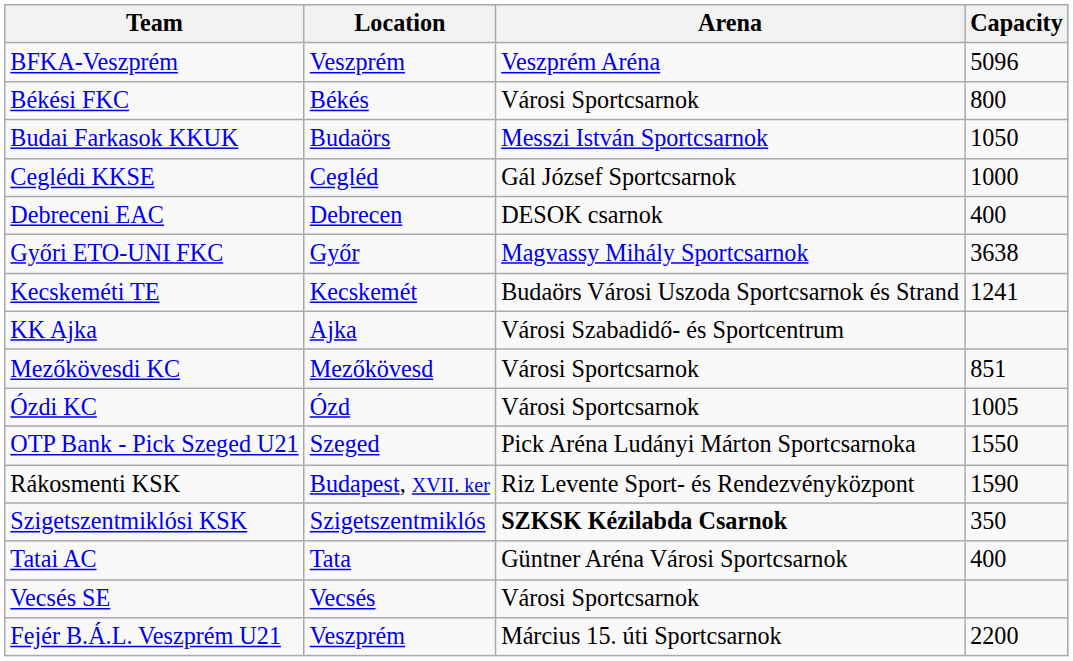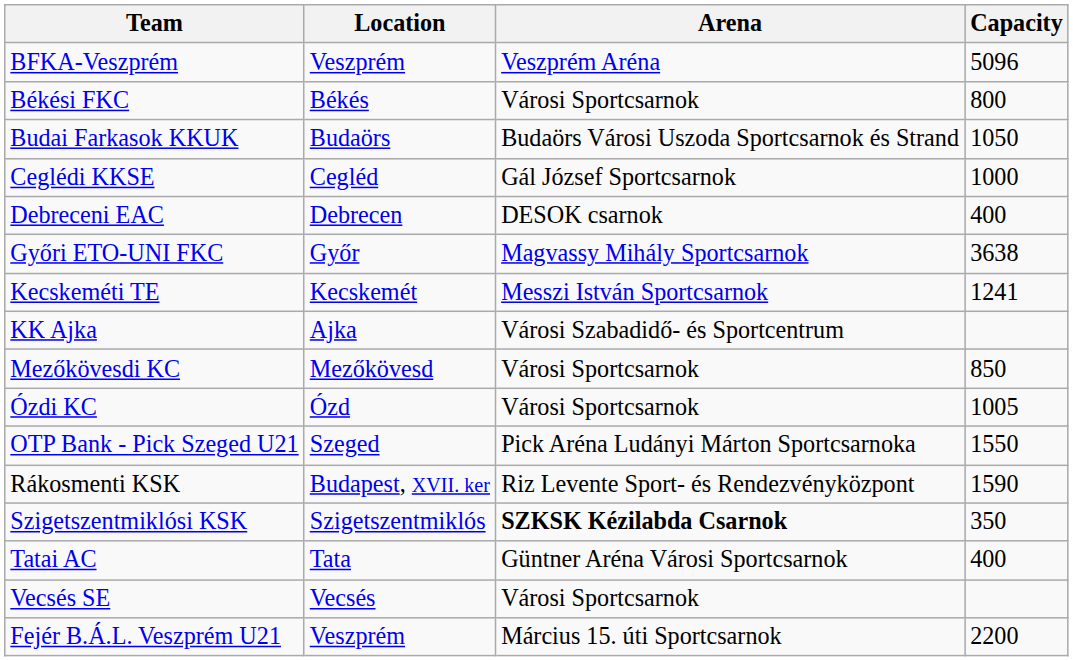(635, 138) Messzi István Sportcsarnok -> (730, 138) Budaörs Városi Uszoda Sportcsarnok és Strand
(730, 291) Budaörs Városi Uszoda Sportcsarnok és Strand -> (635, 291) Messzi István Sportcsarnok
(988, 368) 851 -> (988, 368) 850
